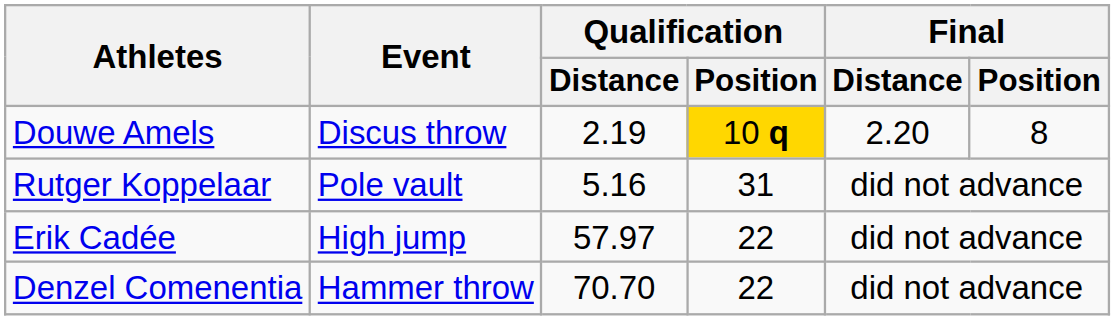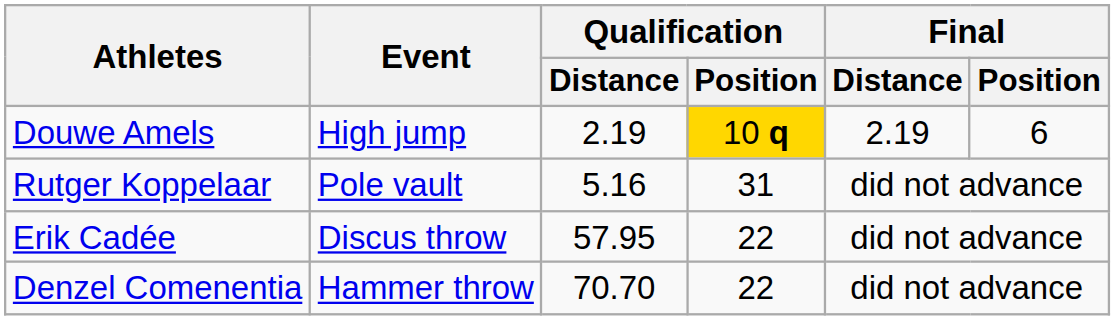(412, 133) Discus throw -> (392, 133) High jump
(898, 133) 2.20 -> (898, 133) 2.19
(1039, 133) 8 -> (1039, 133) 6
(392, 237) High jump -> (412, 237) Discus throw
(614, 237) 57.97 -> (614, 237) 57.95
